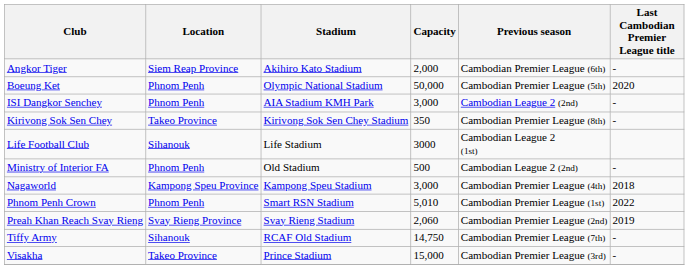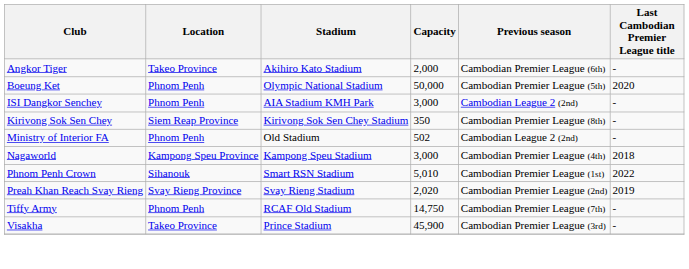(193, 68) Siem Reap Province -> (183, 68) Takeo Province
(183, 120) Takeo Province -> (193, 120) Siem Reap Province
- row: (48, 144)
(422, 167) 500 -> (422, 138) 502
(176, 203) Phnom Penh -> (169, 173) Sihanouk
(426, 220) 2,060 -> (426, 190) 2,020
(169, 238) Sihanouk -> (176, 208) Phnom Penh
(429, 255) 15,000 -> (429, 225) 45,900
